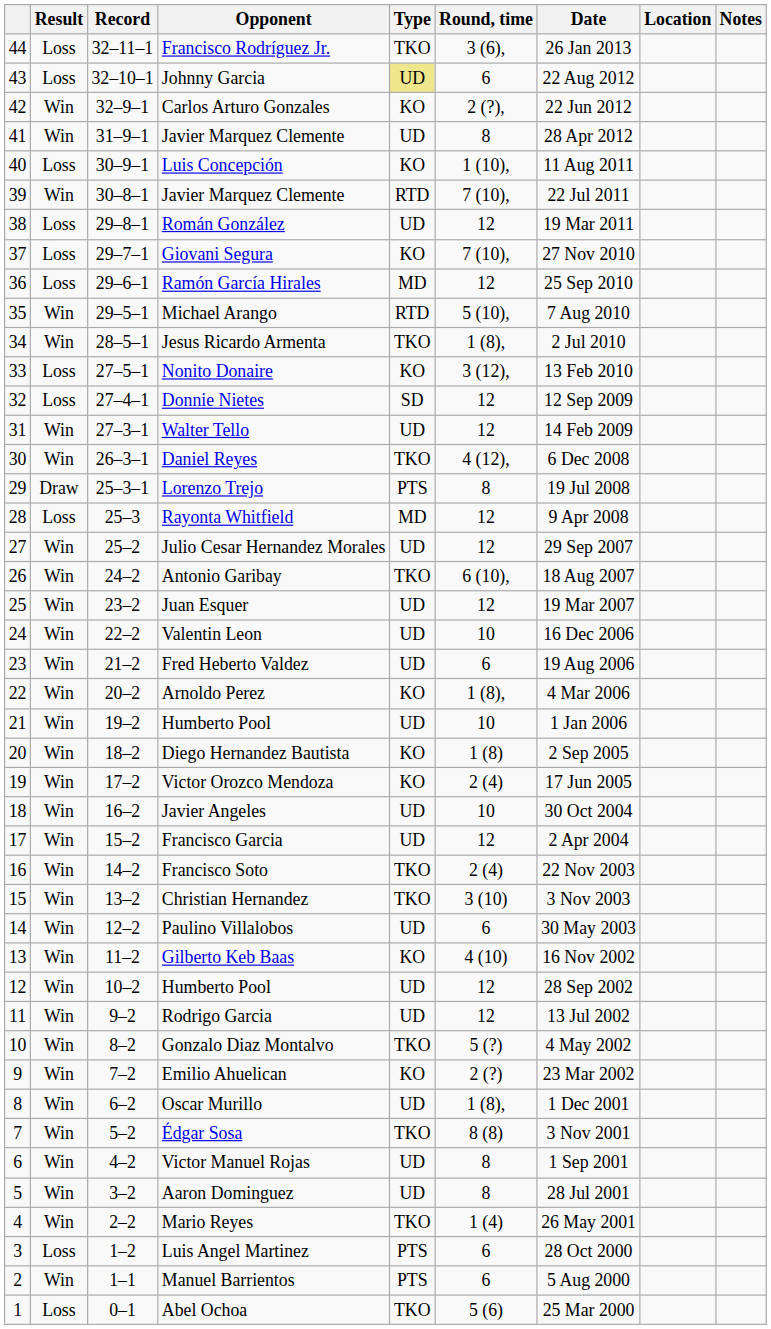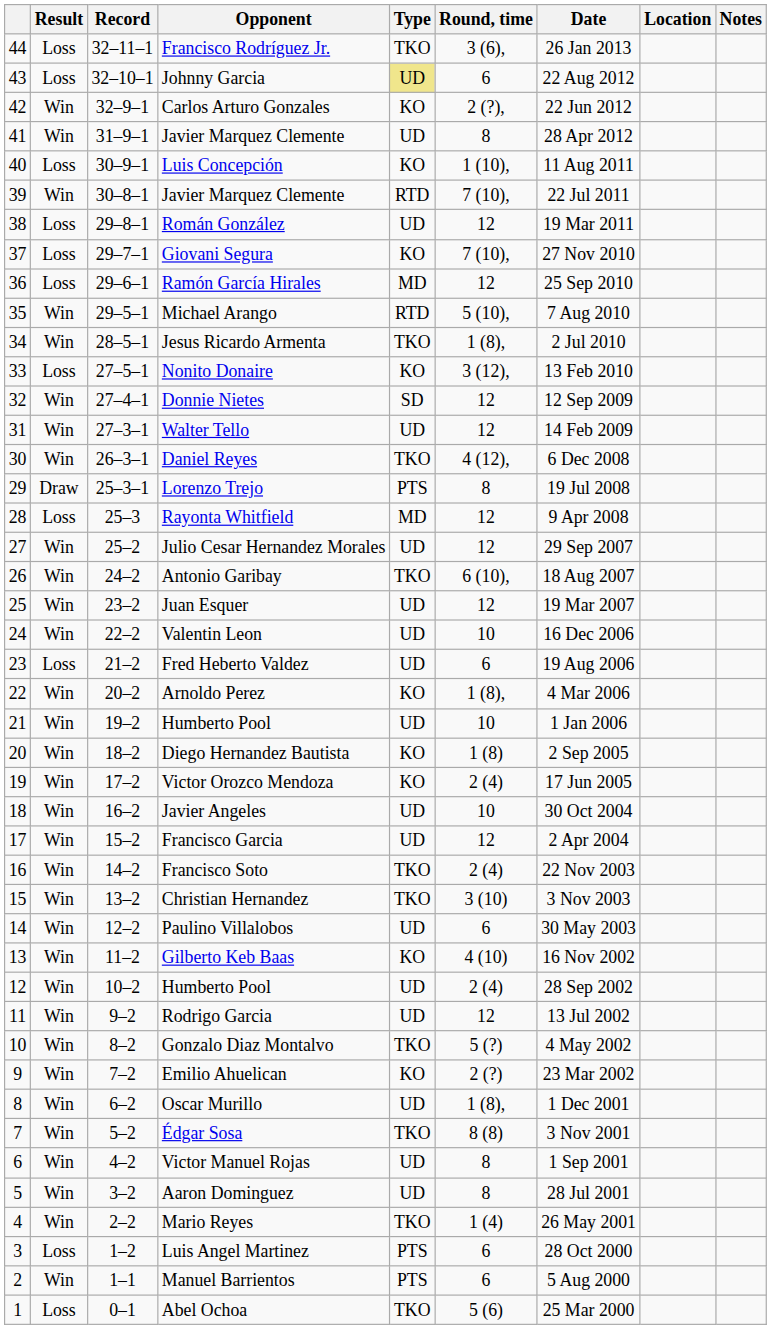(59, 400) Loss -> (59, 400) Win
(59, 664) Win -> (59, 664) Loss
(486, 987) 12 -> (486, 987) 2 (4)
